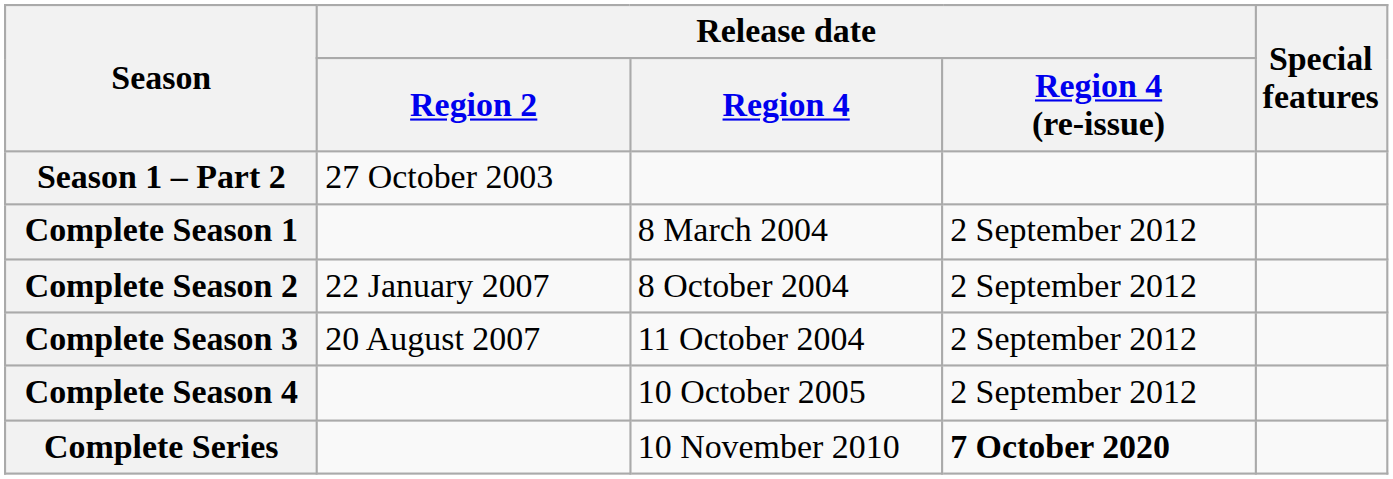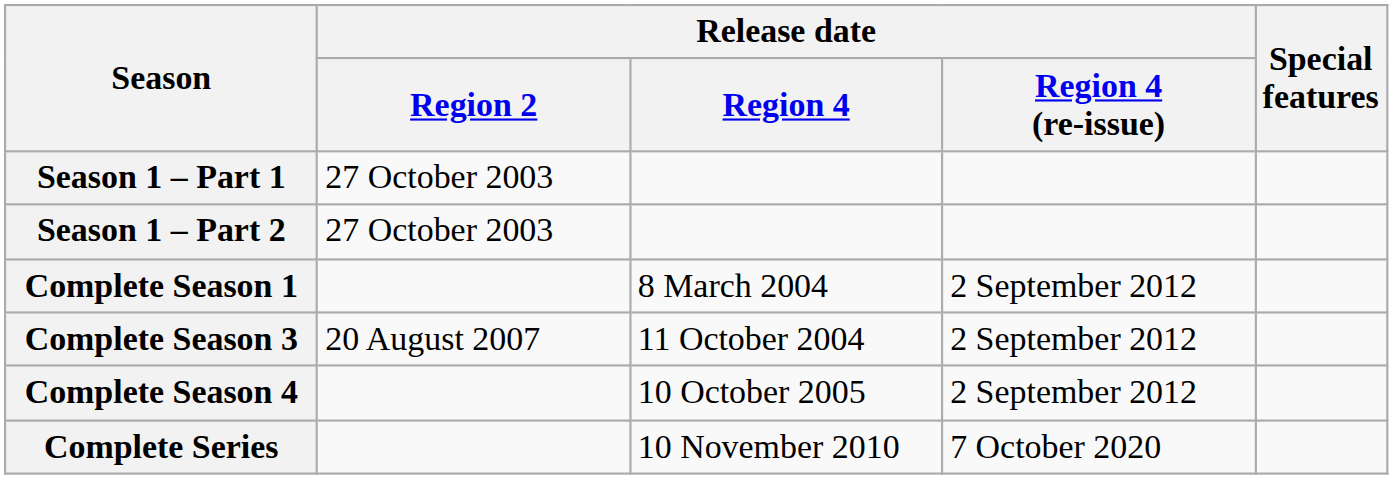+ row: (161, 177)
- row: (161, 284)
(1060, 446) bold -> (1056, 446) normal
